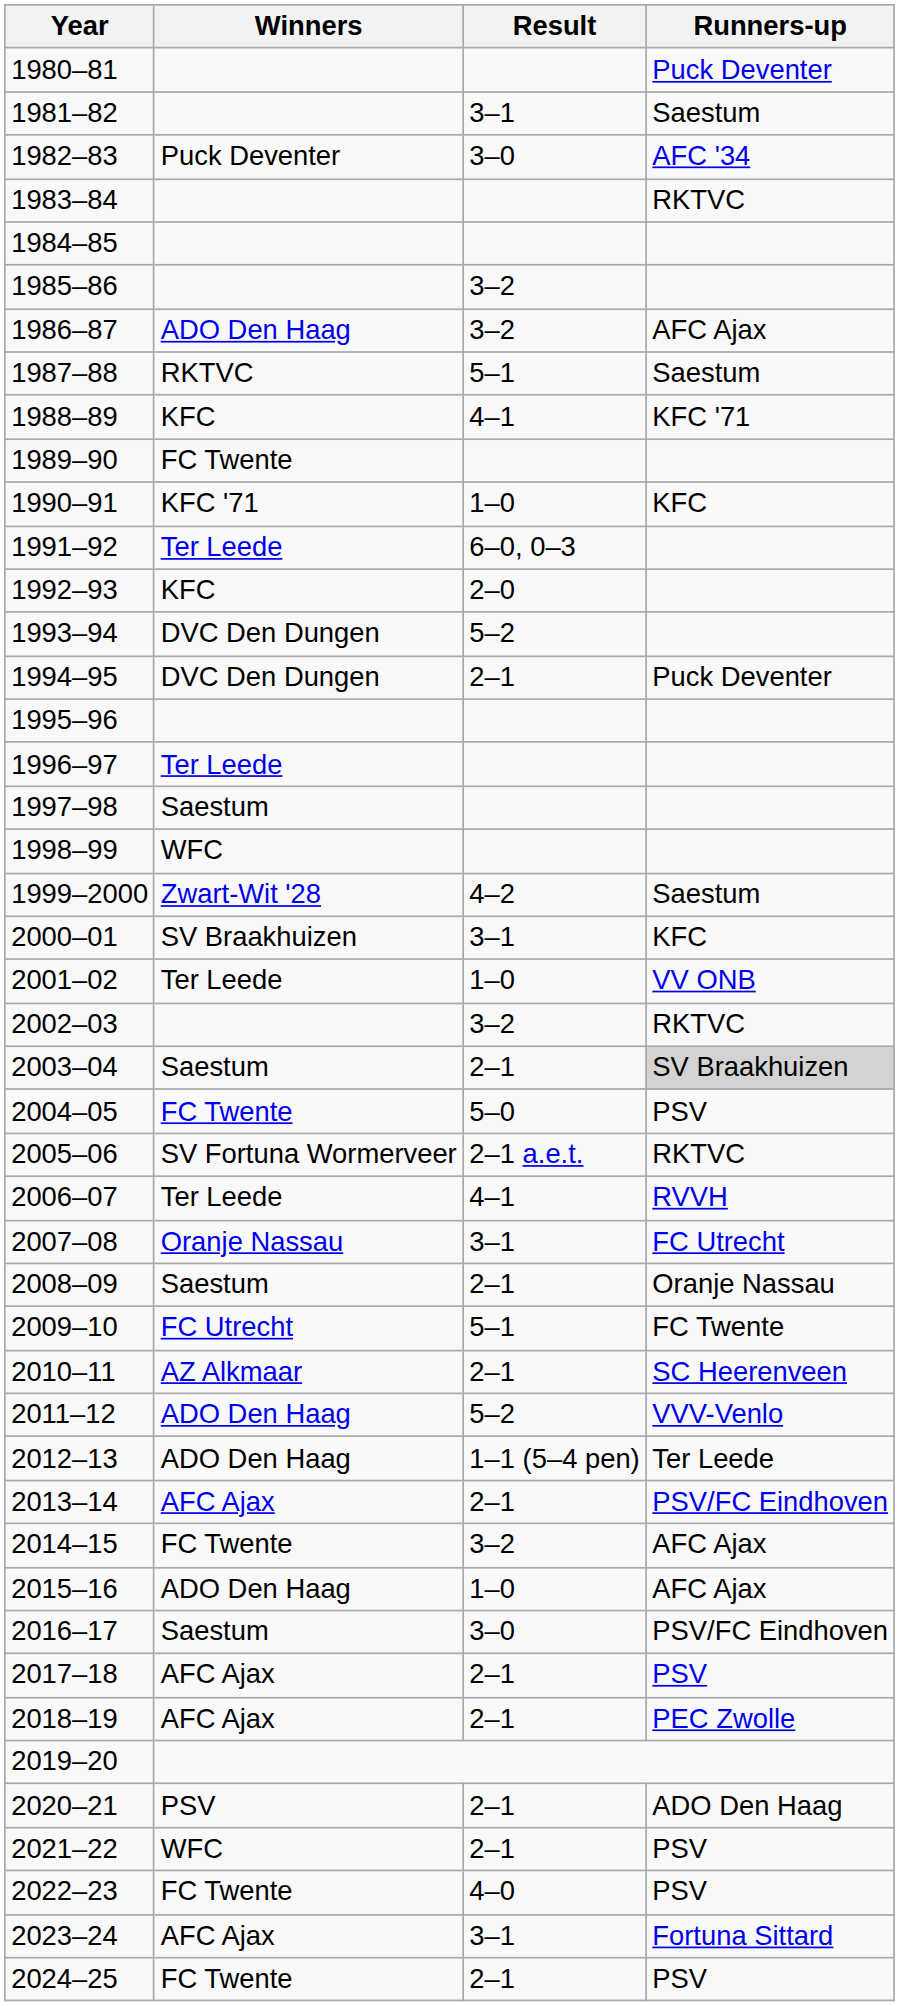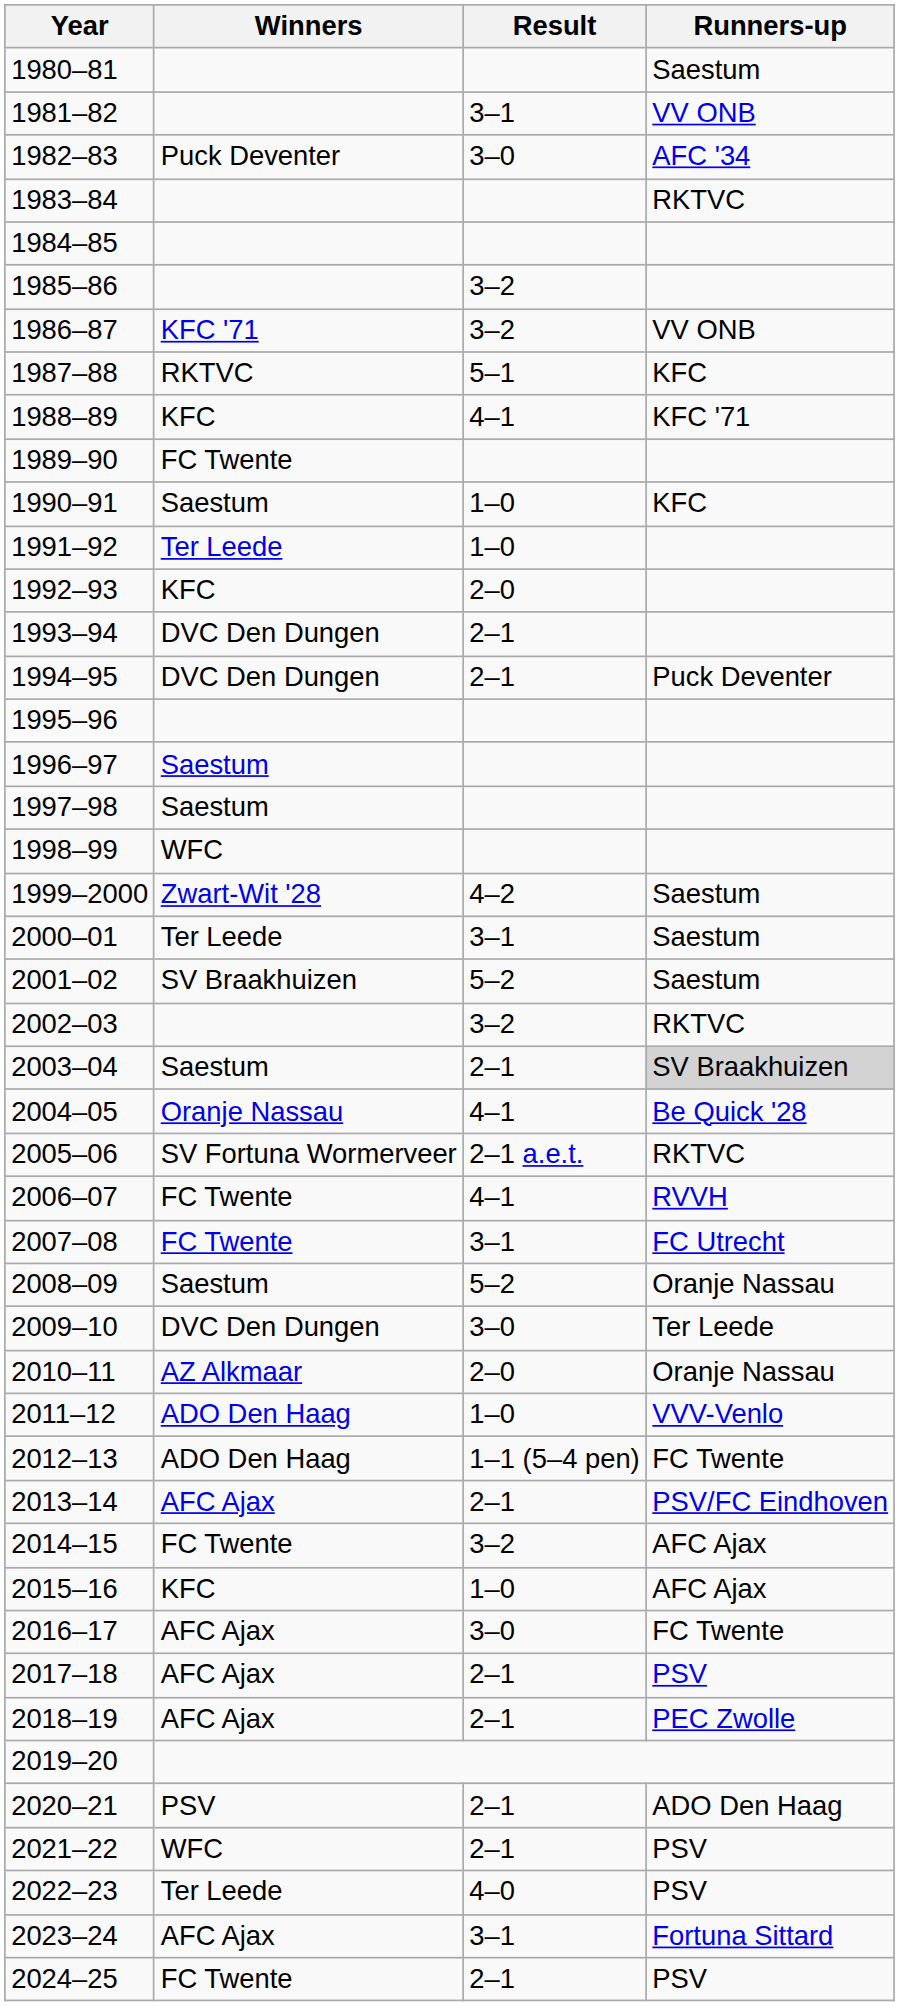(742, 69) Puck Deventer -> (706, 69) Saestum
(706, 112) Saestum -> (704, 112) VV ONB
(256, 329) ADO Den Haag -> (210, 329) KFC '71
(709, 329) AFC Ajax -> (704, 329) VV ONB
(706, 373) Saestum -> (680, 373) KFC
(210, 503) KFC '71 -> (215, 503) Saestum
(523, 546) 6–0, 0–3 -> (492, 546) 1–0
(492, 633) 5–2 -> (492, 633) 2–1
(222, 763) Ter Leede -> (215, 763) Saestum
(259, 937) SV Braakhuizen -> (222, 937) Ter Leede
(680, 937) KFC -> (706, 937) Saestum
(222, 980) Ter Leede -> (259, 980) SV Braakhuizen
(492, 980) 1–0 -> (492, 980) 5–2
(704, 980) VV ONB -> (706, 980) Saestum
(227, 1110) FC Twente -> (252, 1110) Oranje Nassau
(492, 1110) 5–0 -> (492, 1110) 4–1
(680, 1110) PSV -> (729, 1110) Be Quick '28
(222, 1197) Ter Leede -> (227, 1197) FC Twente
(252, 1241) Oranje Nassau -> (227, 1241) FC Twente
(492, 1284) 2–1 -> (492, 1284) 5–2
(227, 1327) FC Utrecht -> (270, 1327) DVC Den Dungen
(492, 1327) 5–1 -> (492, 1327) 3–0
(718, 1327) FC Twente -> (713, 1327) Ter Leede
(492, 1371) 2–1 -> (492, 1371) 2–0
(750, 1371) SC Heerenveen -> (744, 1371) Oranje Nassau
(492, 1414) 5–2 -> (492, 1414) 1–0
(713, 1458) Ter Leede -> (718, 1458) FC Twente
(256, 1588) ADO Den Haag -> (188, 1588) KFC
(215, 1631) Saestum -> (218, 1631) AFC Ajax
(770, 1631) PSV/FC Eindhoven -> (718, 1631) FC Twente
(227, 1892) FC Twente -> (222, 1892) Ter Leede
